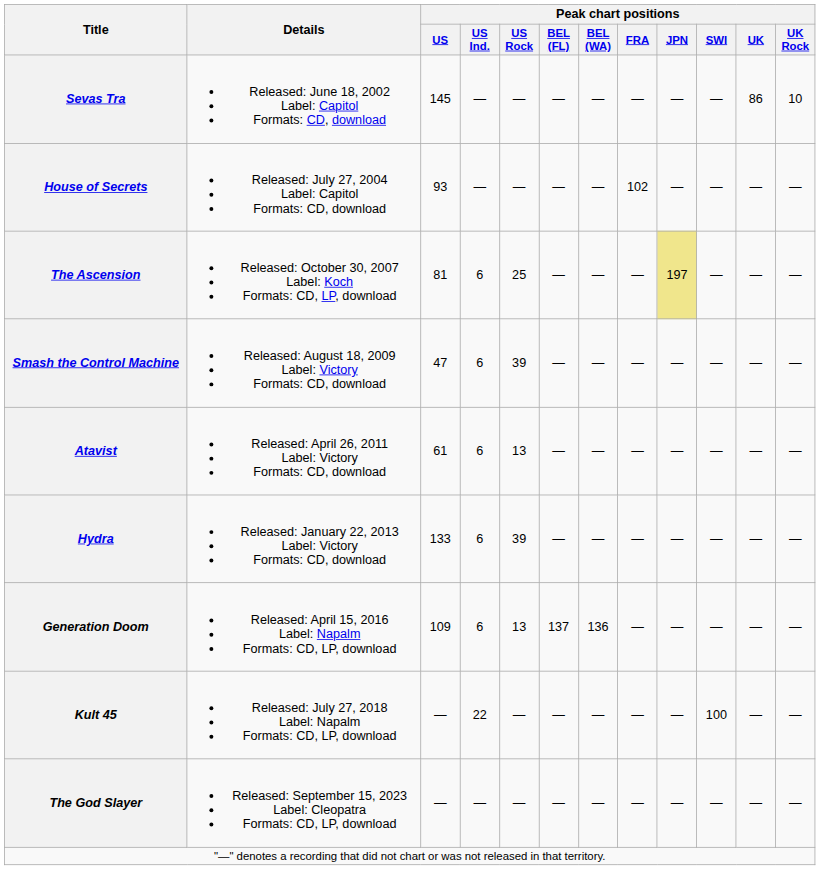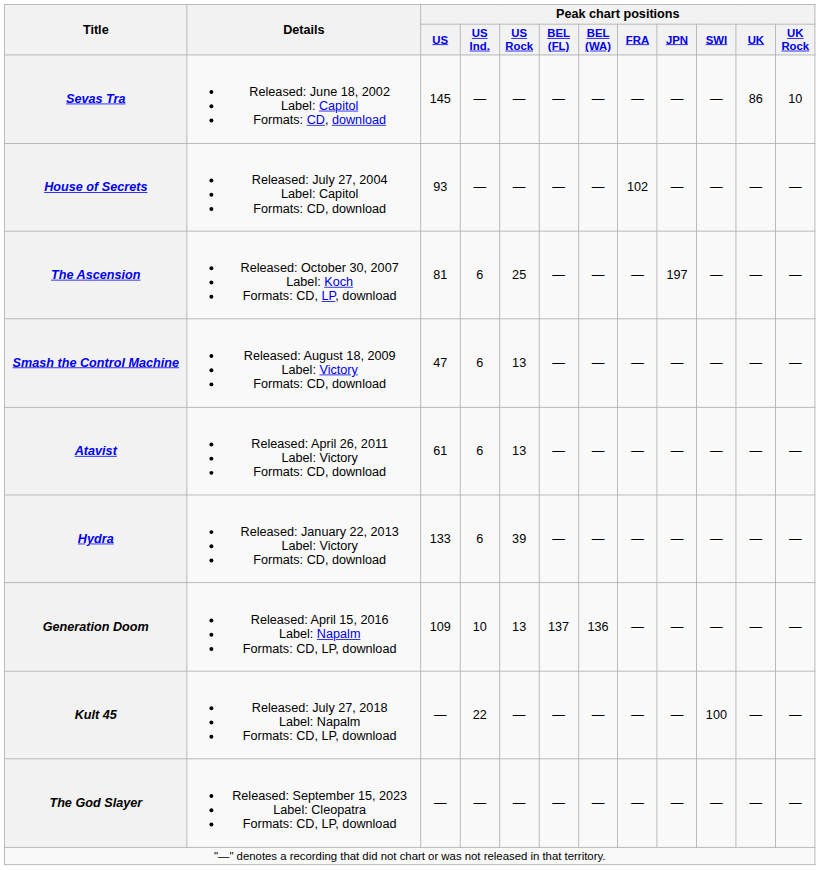(677, 275) khaki background -> (677, 275) no background
(519, 363) 39 -> (519, 363) 13
(480, 627) 6 -> (480, 627) 10
